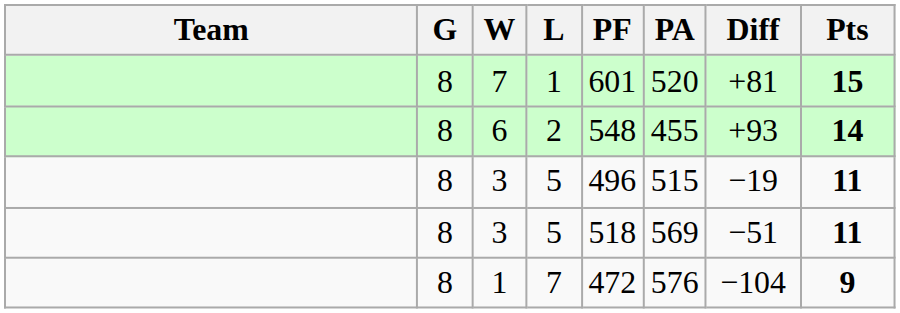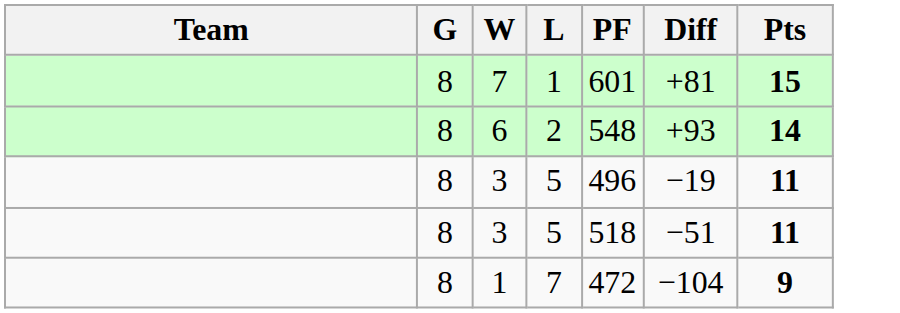- column: (675, 29)
